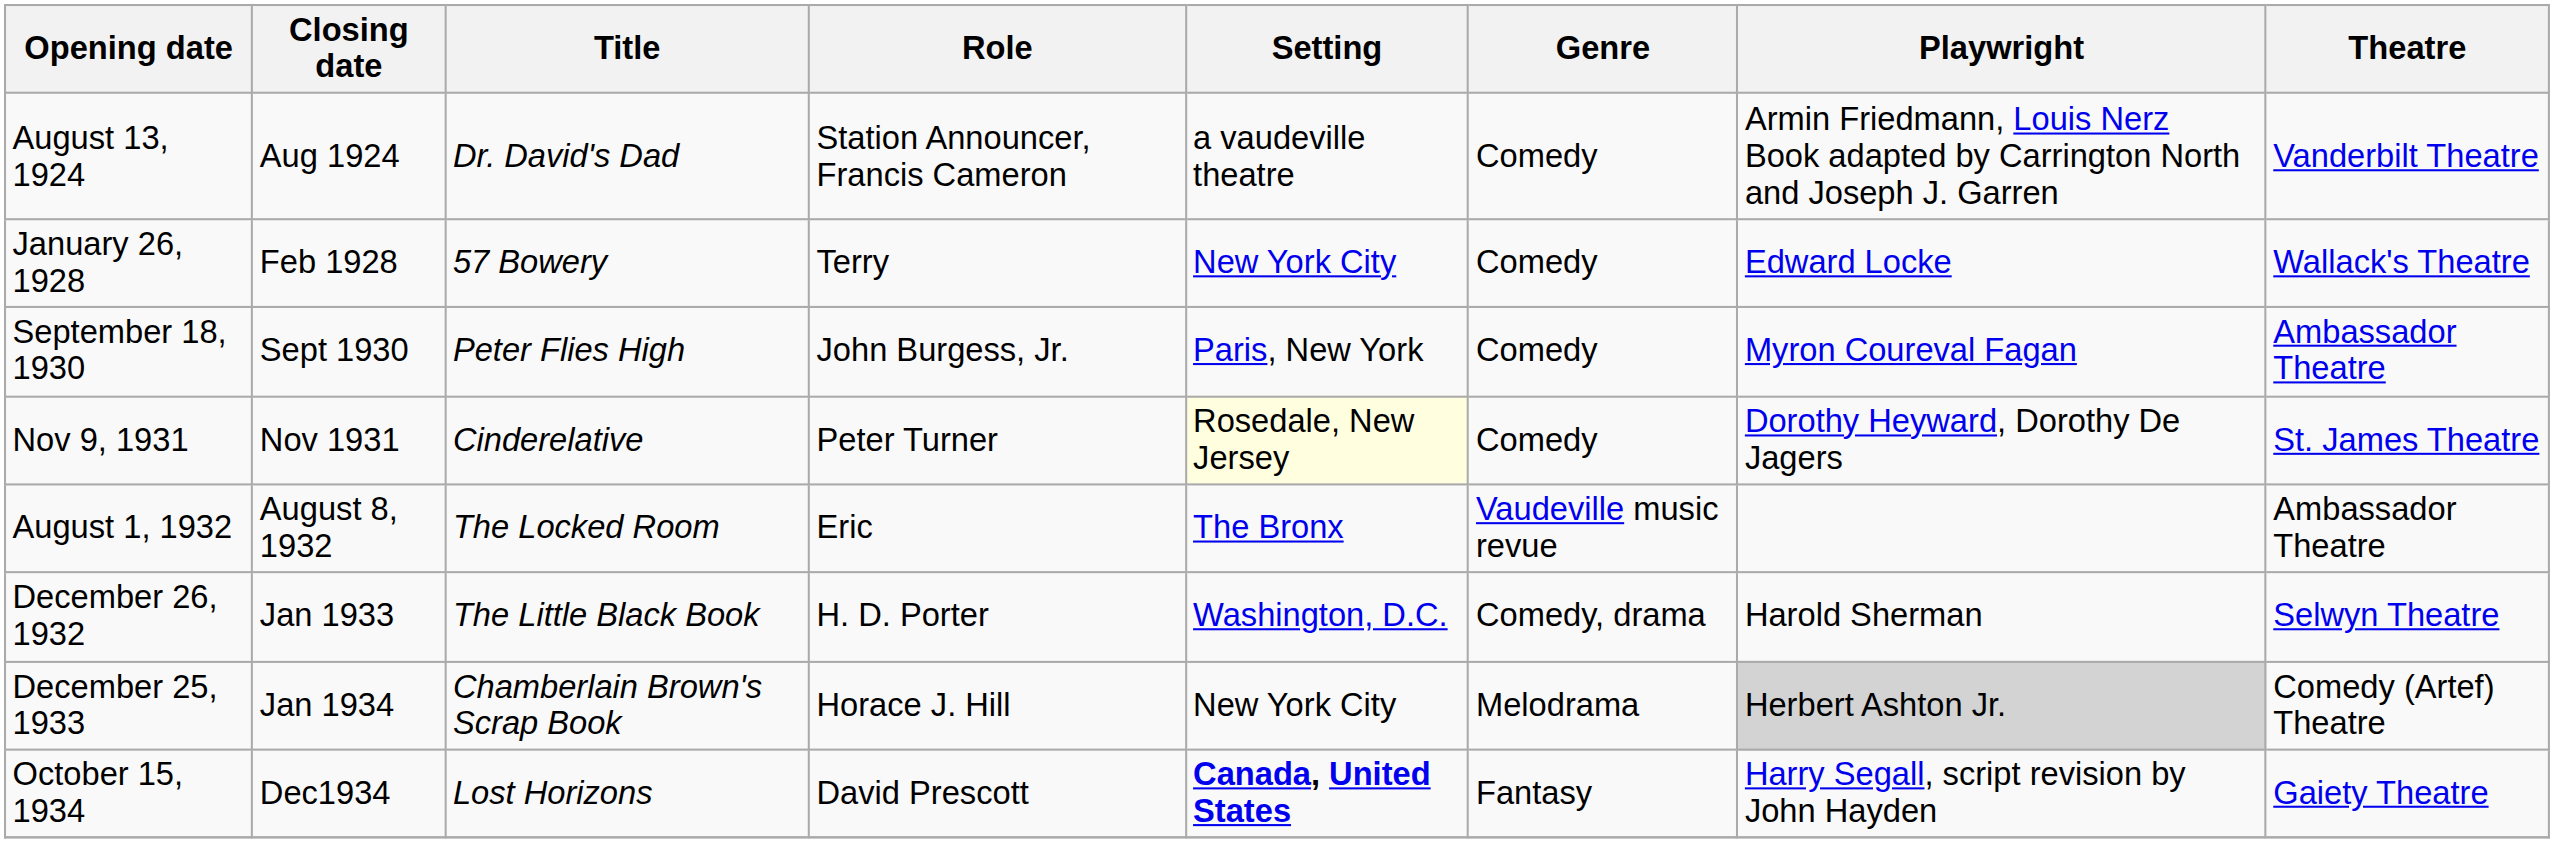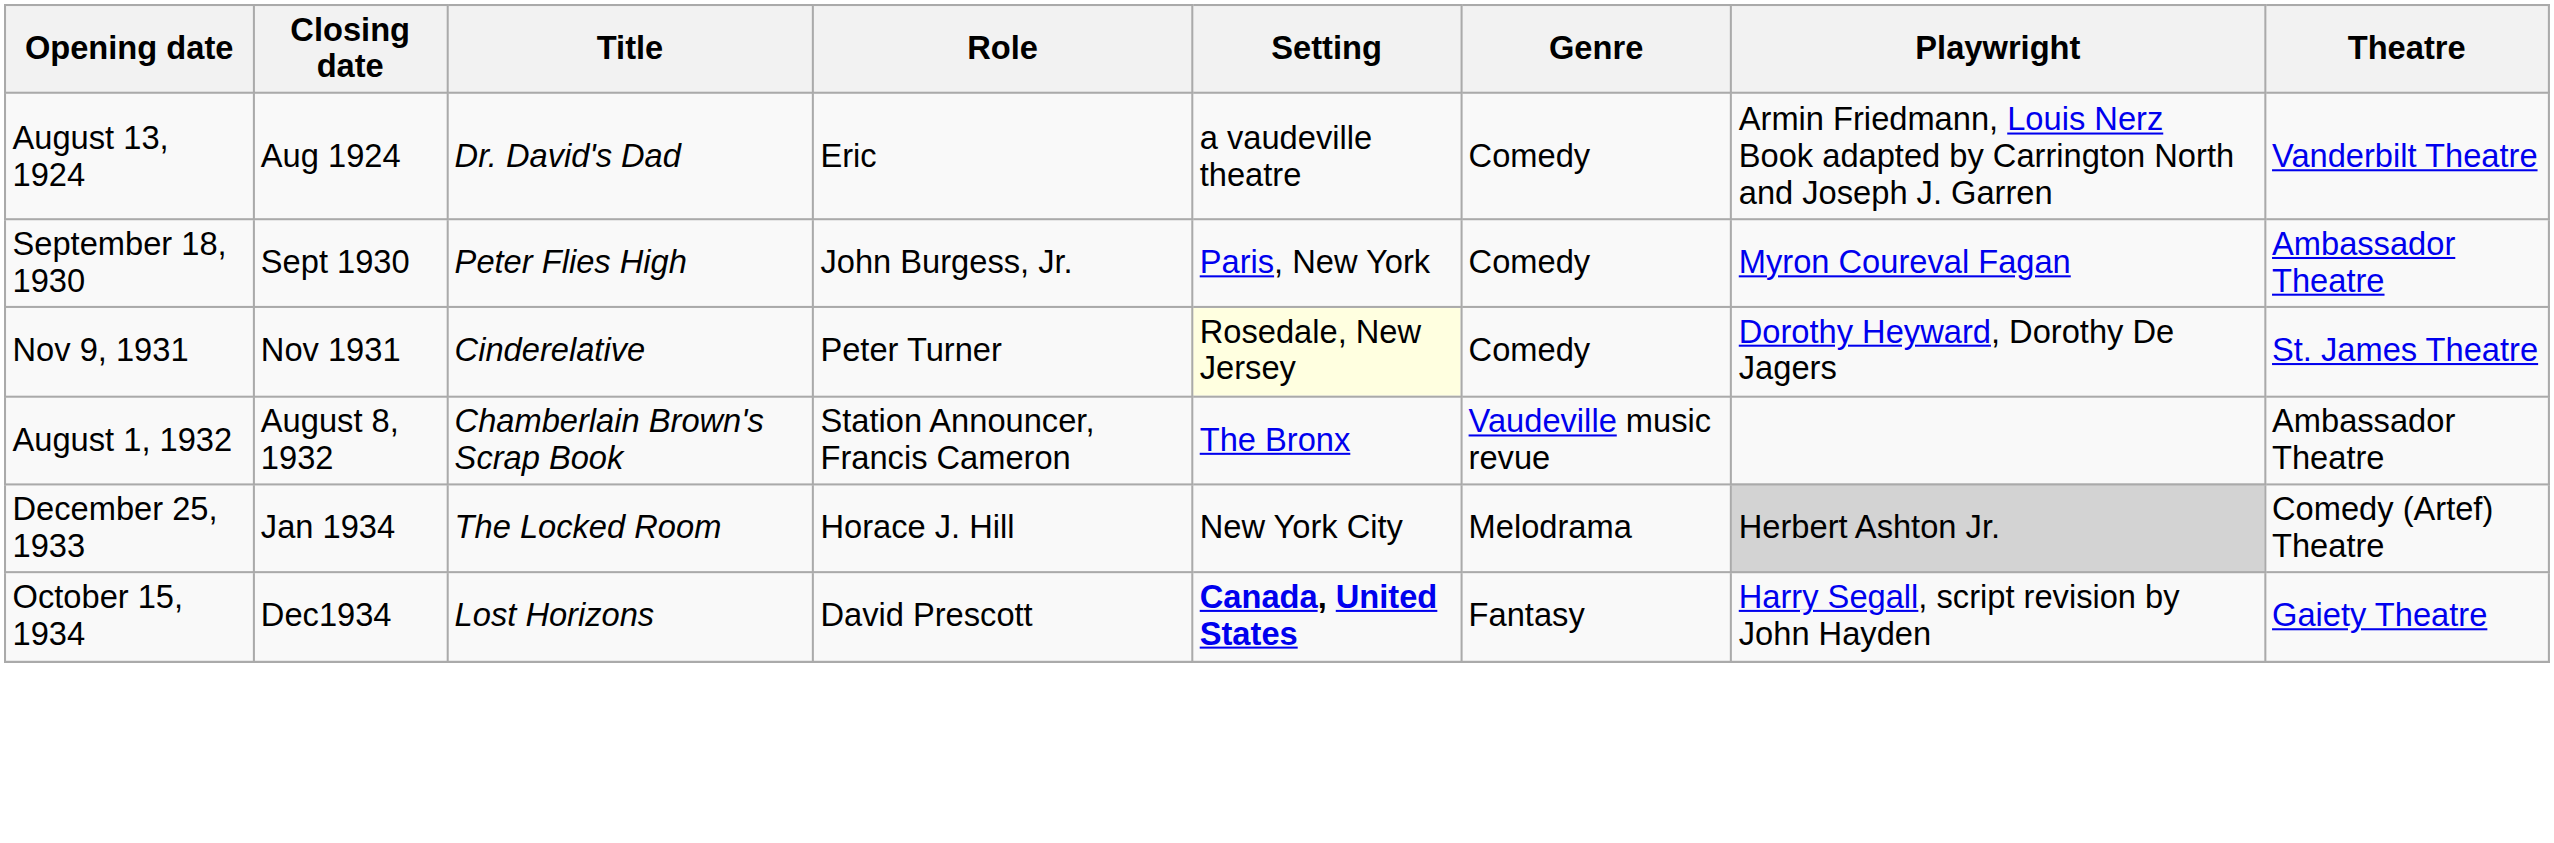(954, 155) Station Announcer, Francis Cameron -> (849, 155) Eric
- row: (98, 262)
(586, 527) The Locked Room -> (609, 439) Chamberlain Brown's Scrap Book
(845, 527) Eric -> (957, 439) Station Announcer, Francis Cameron
- row: (115, 616)
(608, 704) Chamberlain Brown's Scrap Book -> (588, 527) The Locked Room
